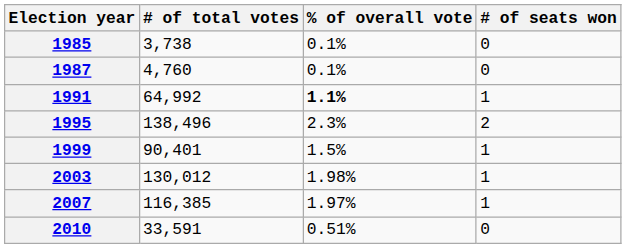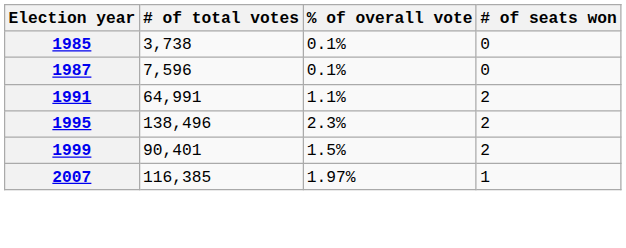(167, 71) 4,760 -> (167, 71) 7,596
(172, 97) 64,992 -> (172, 97) 64,991
(326, 97) bold -> (326, 97) normal
(485, 97) 1 -> (485, 97) 2
(485, 150) 1 -> (485, 150) 2
- row: (72, 177)
- row: (72, 230)
